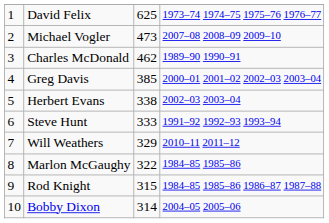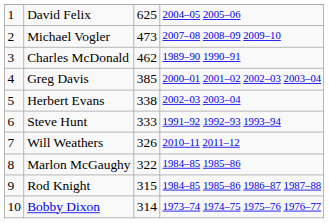(242, 15) 1973–74 1974–75 1975–76 1976–77 -> (202, 15) 2004–05 2005–06
(147, 143) 329 -> (147, 143) 326
(202, 206) 2004–05 2005–06 -> (242, 206) 1973–74 1974–75 1975–76 1976–77
